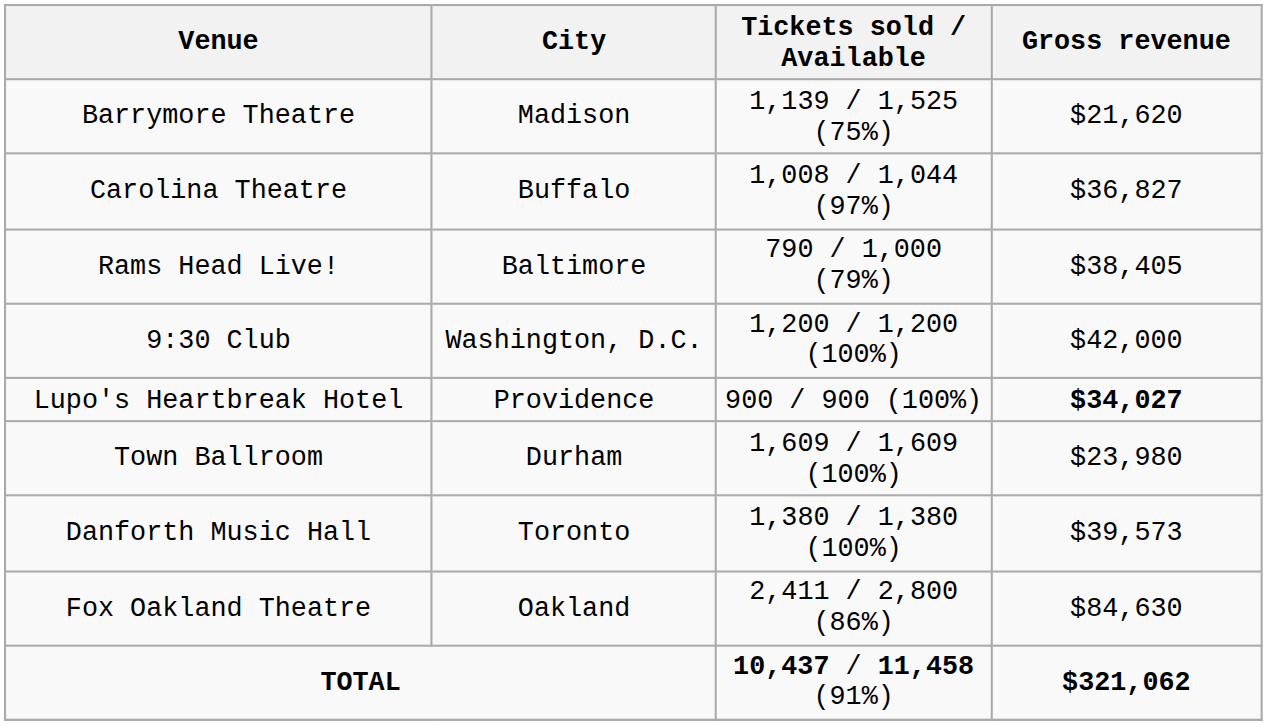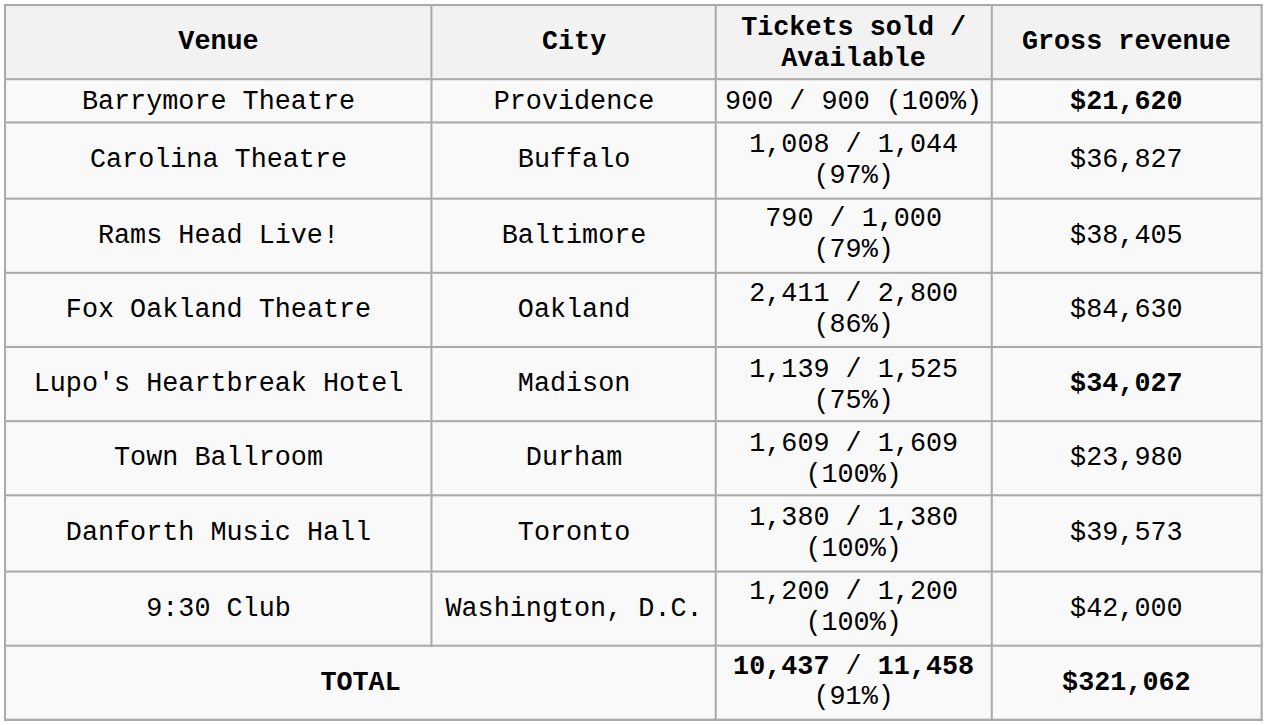(574, 117) Madison -> (574, 101) Providence
(854, 117) 1,139 / 1,525 (75%) -> (854, 101) 900 / 900 (100%)
(1126, 117) normal -> (1126, 101) bold
rows swapped: (218, 340) <-> (219, 608)
(574, 400) Providence -> (574, 384) Madison
(854, 400) 900 / 900 (100%) -> (854, 384) 1,139 / 1,525 (75%)
